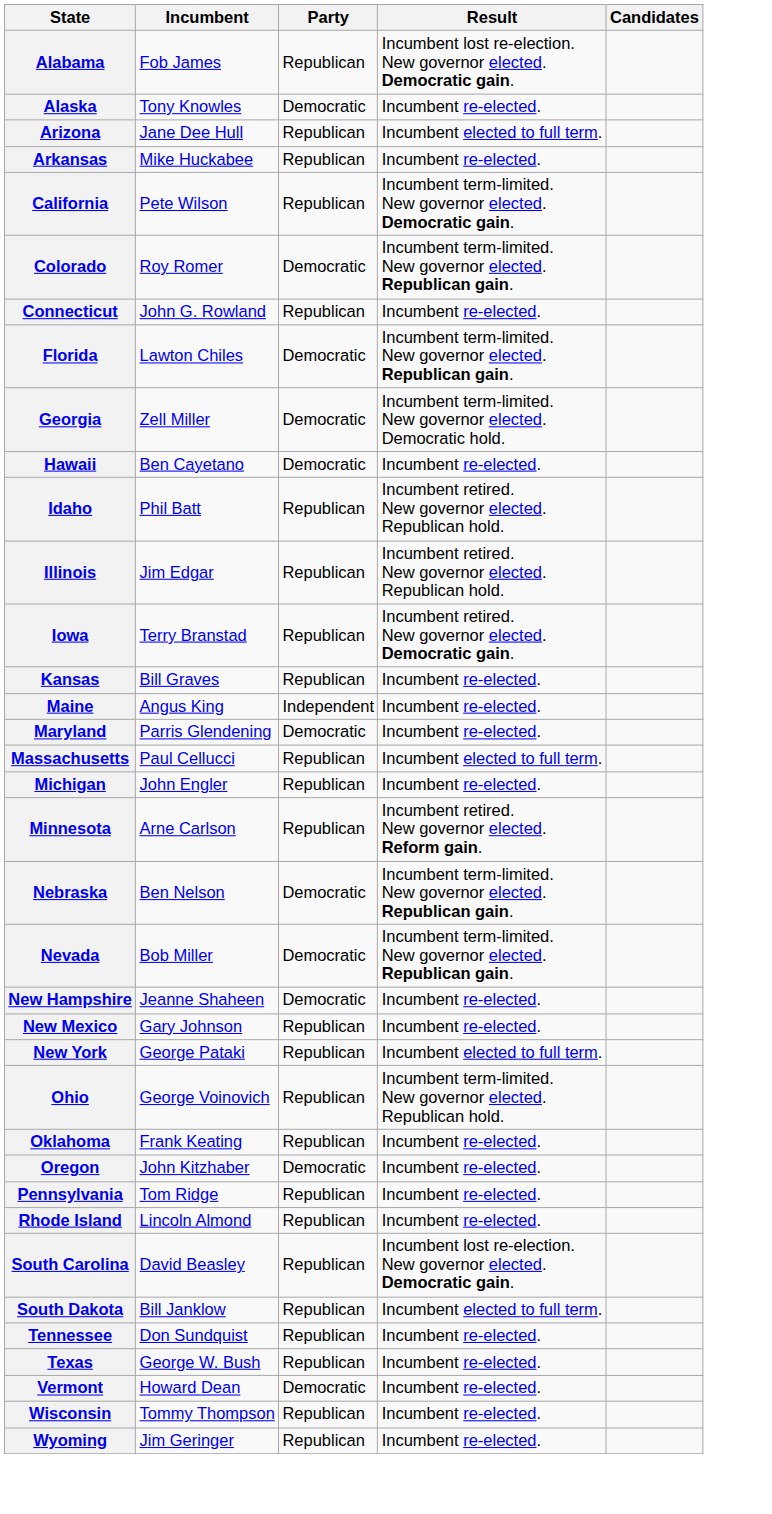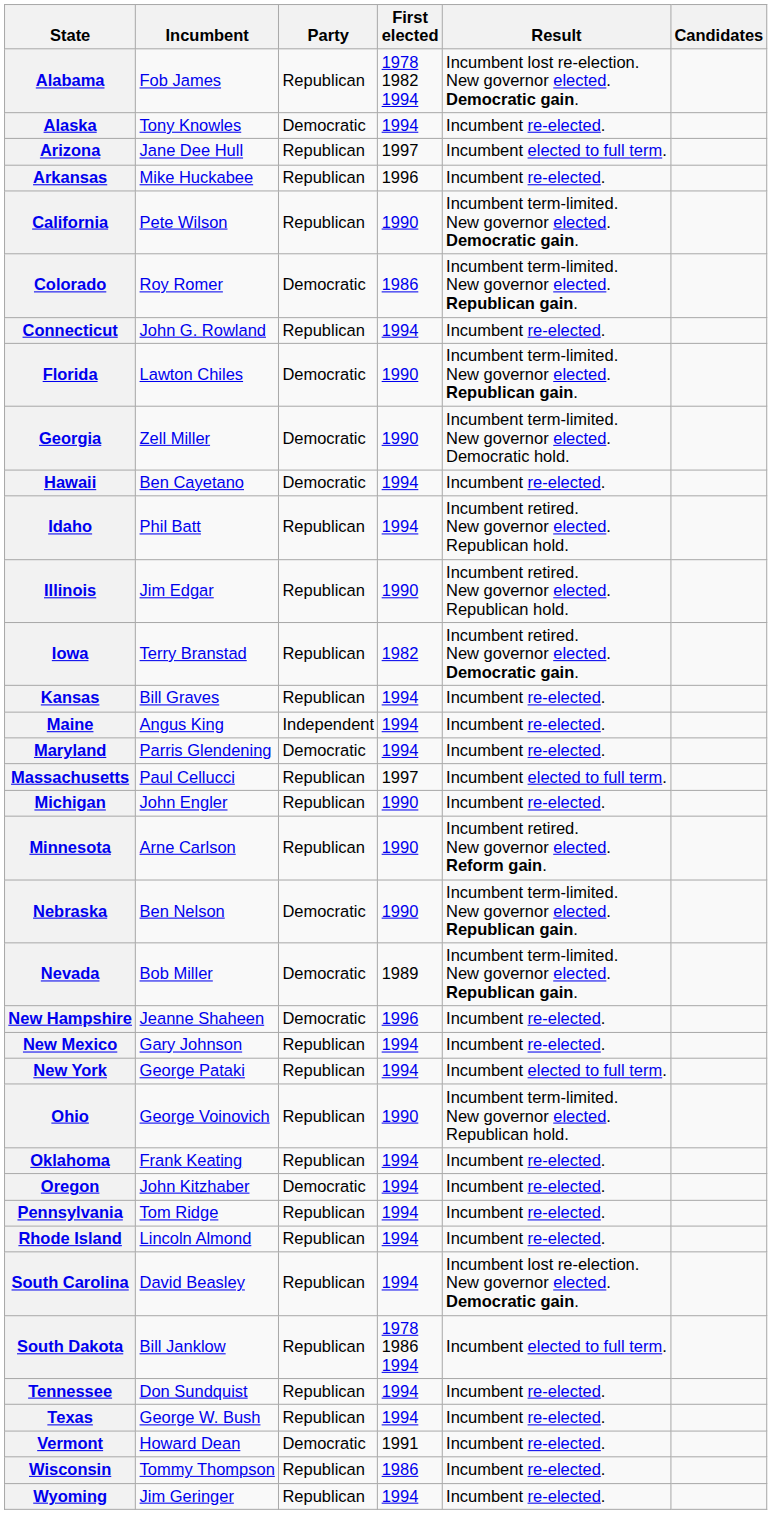+ column: (410, 26)
